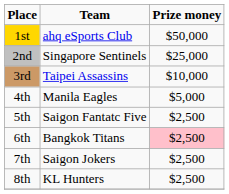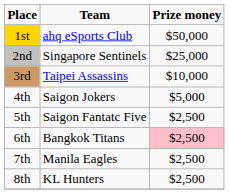(80, 96) Manila Eagles -> (79, 96) Saigon Jokers
(79, 158) Saigon Jokers -> (80, 158) Manila Eagles
